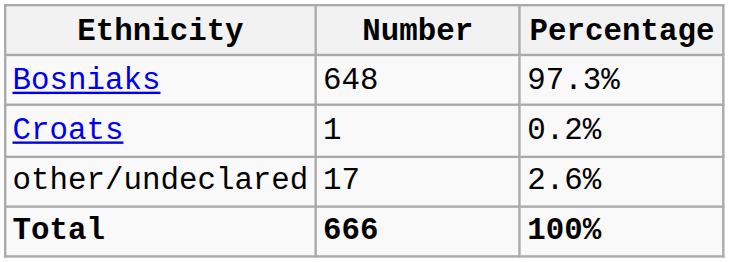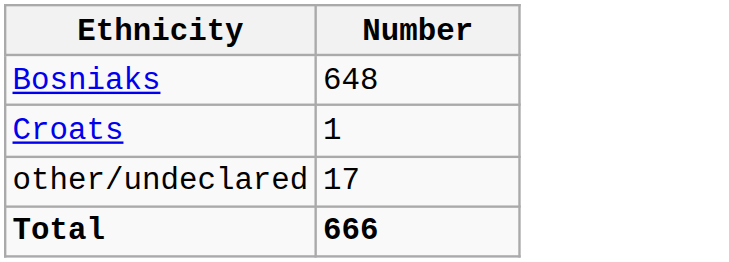- column: (622, 30)
